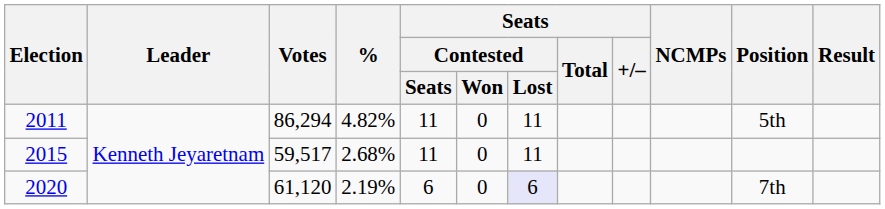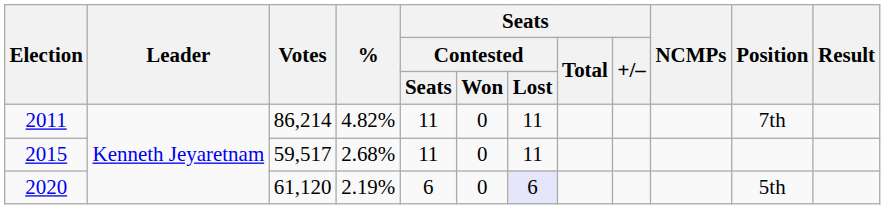(303, 120) 86,294 -> (303, 120) 86,214
(772, 120) 5th -> (772, 120) 7th
(772, 187) 7th -> (772, 187) 5th
